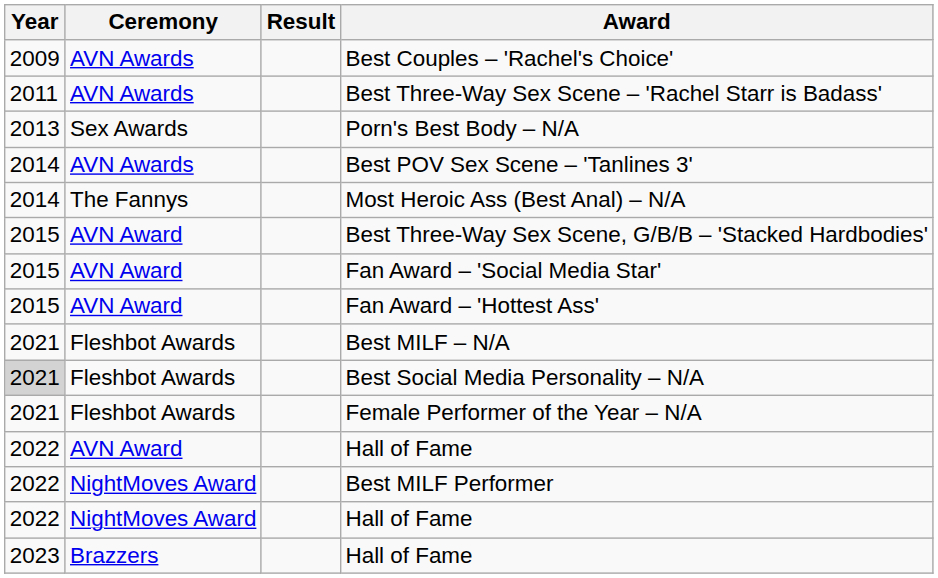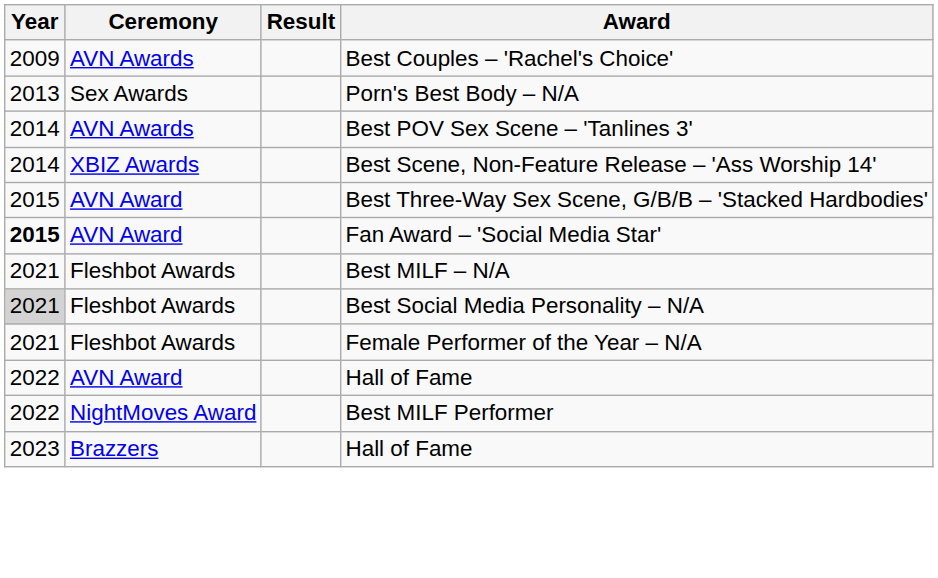- row: (132, 93)
- row: (129, 199)
+ row: (135, 164)
(35, 270) normal -> (35, 235) bold
- row: (126, 306)
- row: (163, 519)
